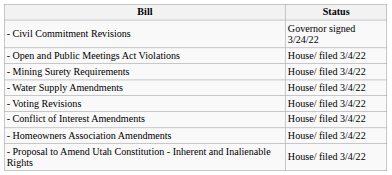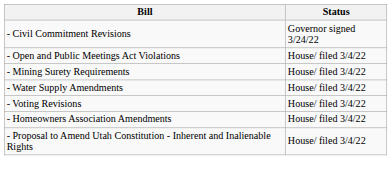- row: (76, 119)
